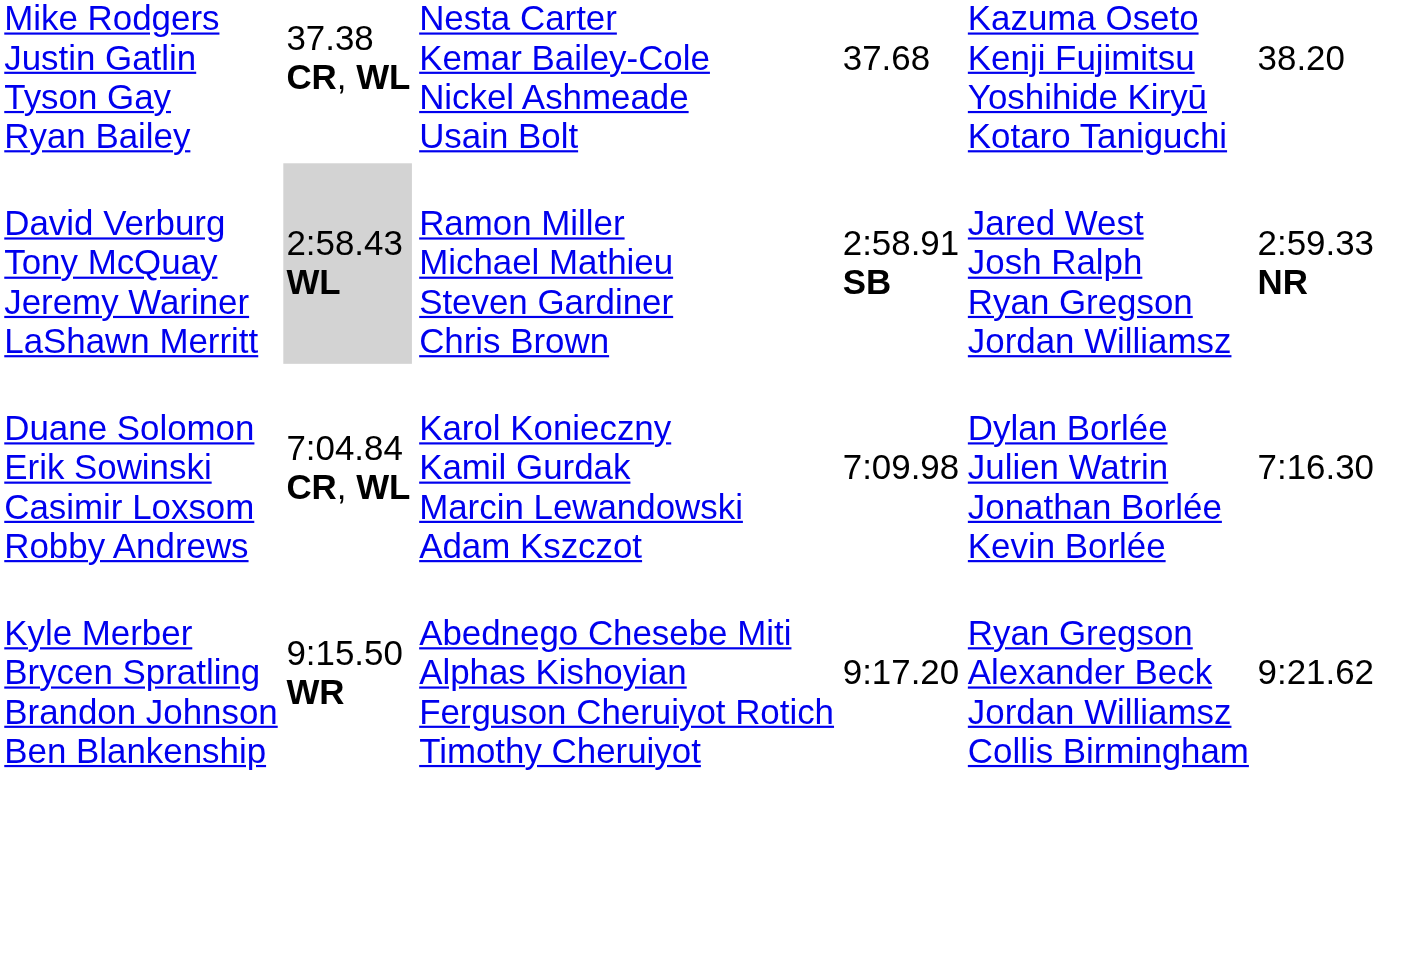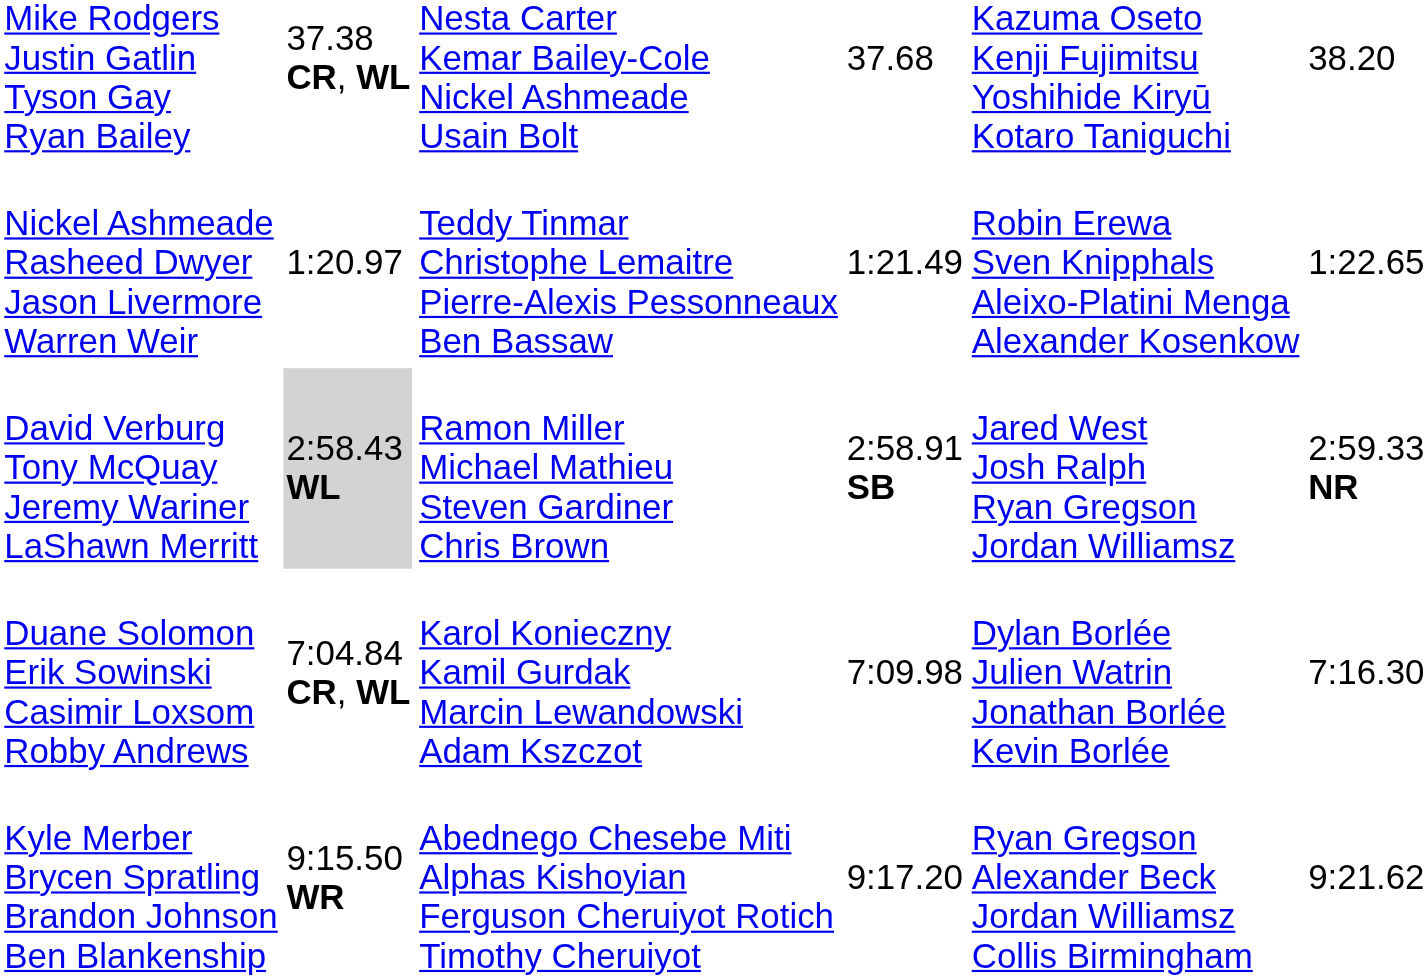+ row: (139, 282)
